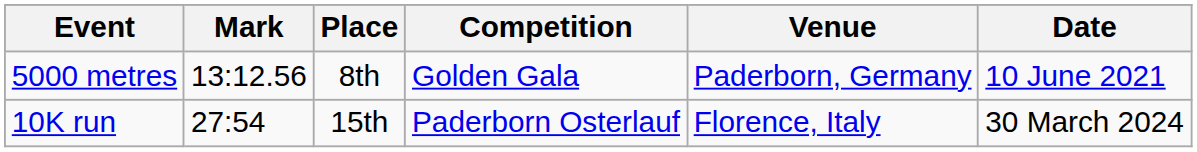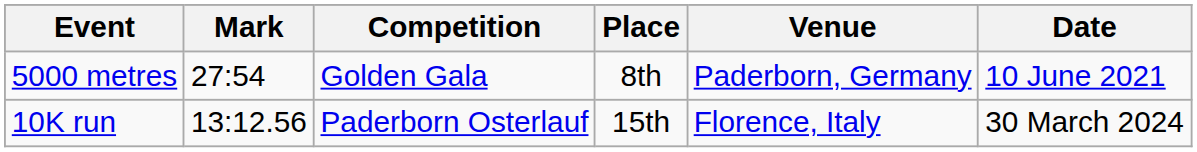columns swapped: (359, 28) <-> (546, 28)
(249, 75) 13:12.56 -> (228, 75) 27:54
(228, 122) 27:54 -> (249, 122) 13:12.56
